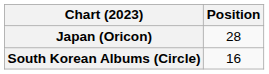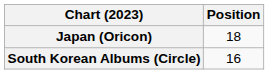(234, 36) 28 -> (234, 36) 18
